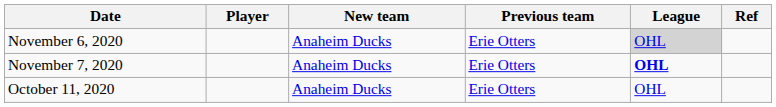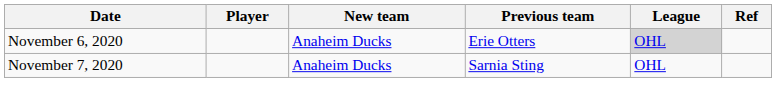(502, 65) Erie Otters -> (506, 65) Sarnia Sting
(651, 65) bold -> (650, 65) normal
- row: (61, 89)
